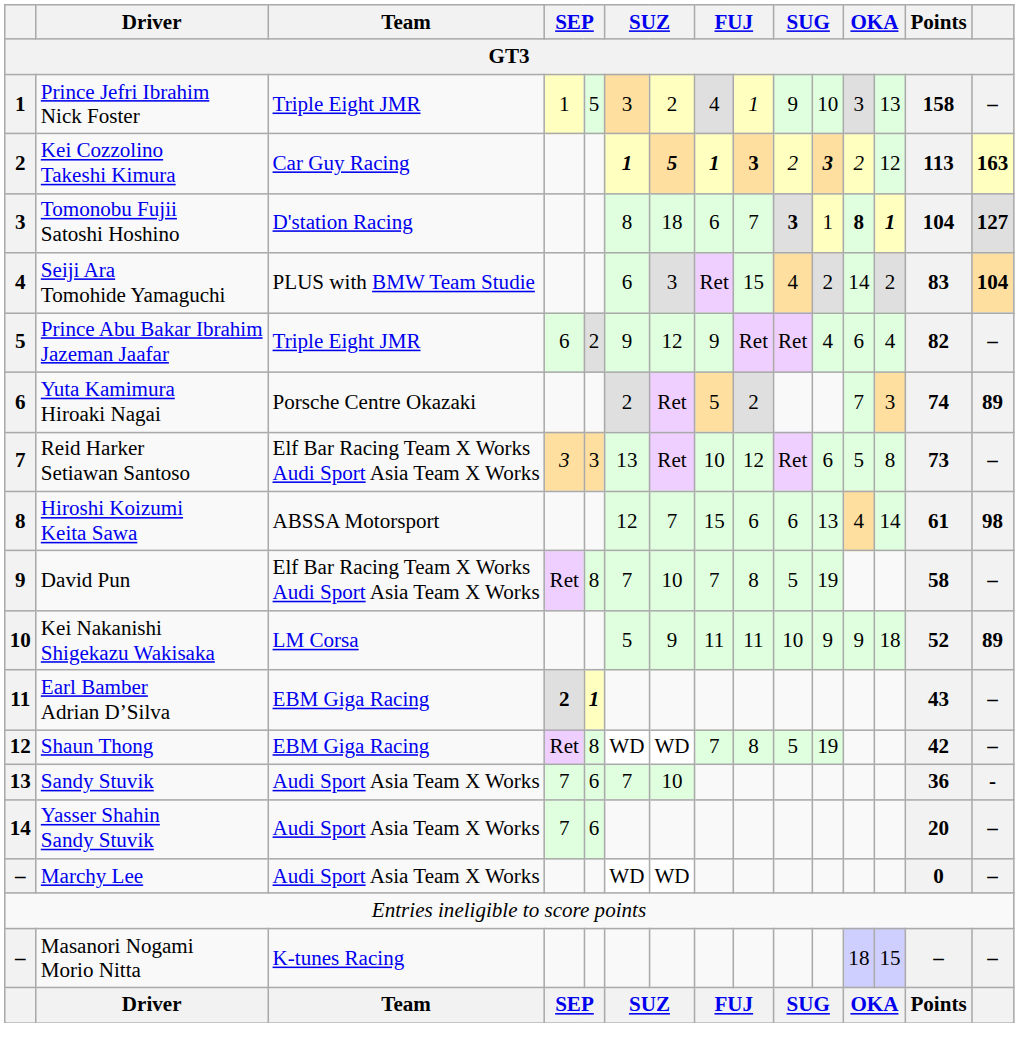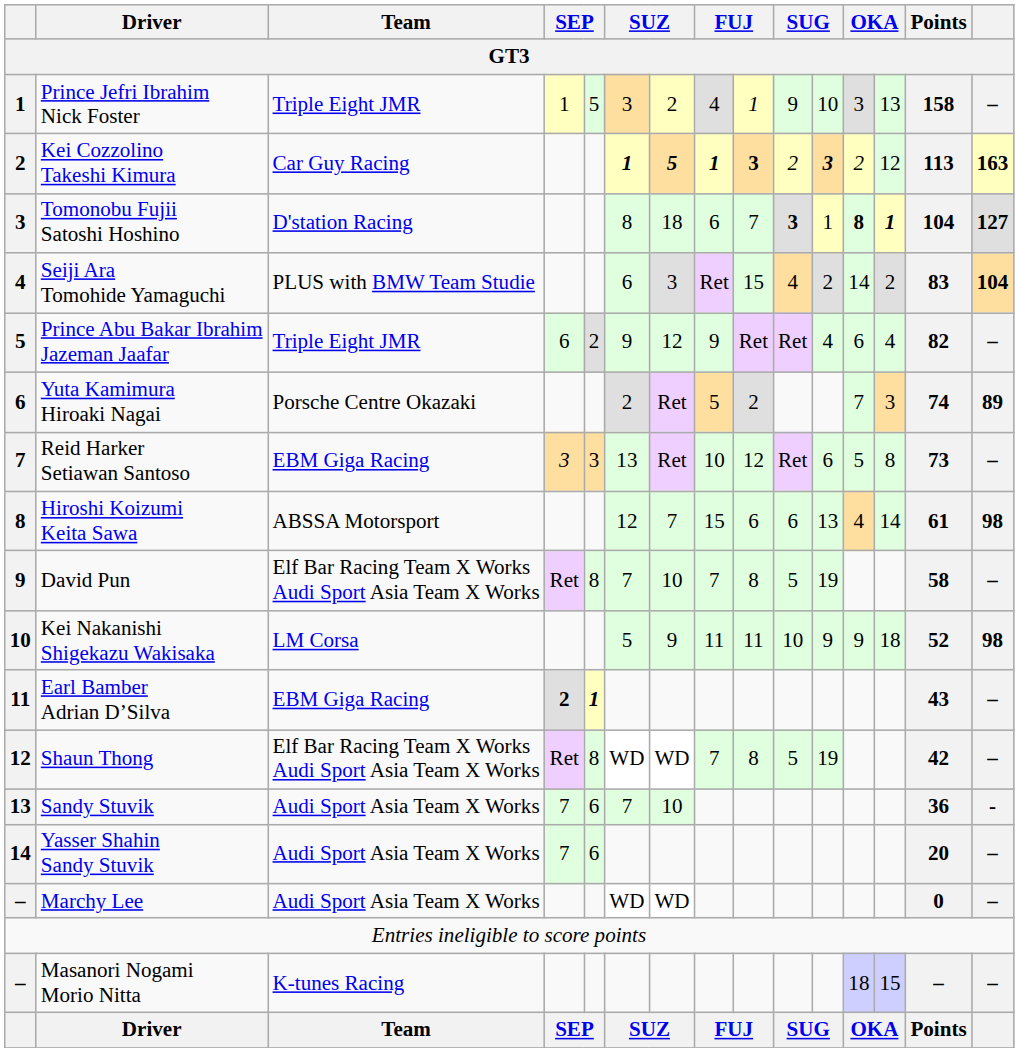(406, 460) Elf Bar Racing Team X Works Audi Sport Asia Team X Works -> (351, 460) EBM Giga Racing
(992, 639) 89 -> (992, 639) 98
(351, 746) EBM Giga Racing -> (406, 758) Elf Bar Racing Team X Works Audi Sport Asia Team X Works
